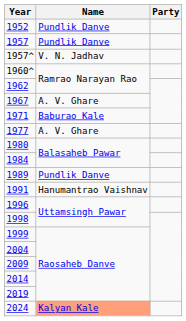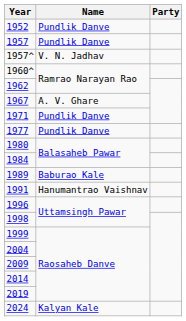(71, 116) Baburao Kale -> (74, 116) Pundlik Danve
(68, 130) A. V. Ghare -> (74, 130) Pundlik Danve
(74, 175) Pundlik Danve -> (71, 175) Baburao Kale
(68, 308) lightsalmon background -> (68, 308) no background
